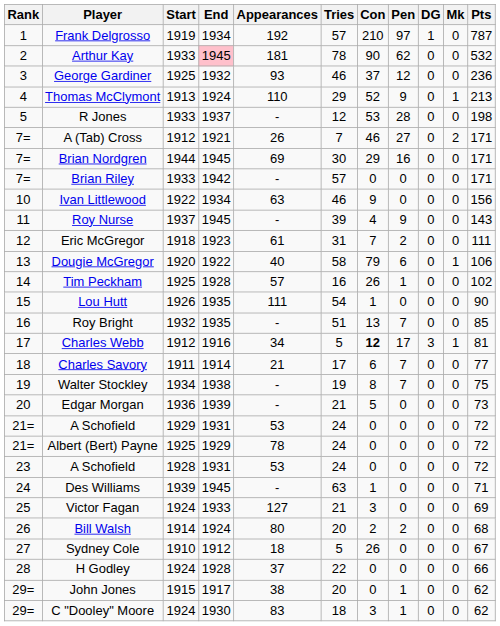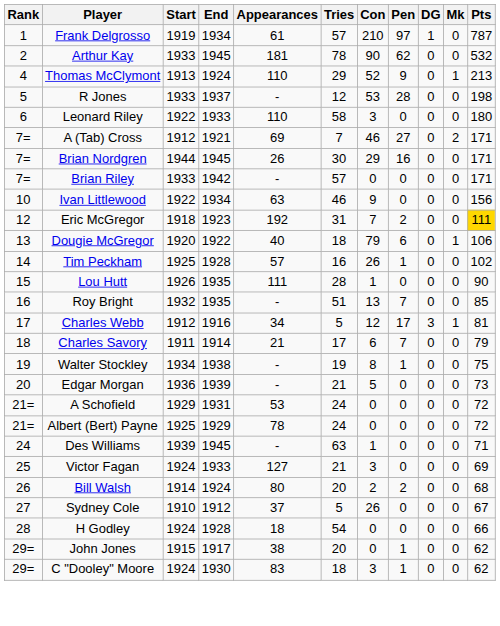(277, 35) 192 -> (277, 35) 61
(216, 55) pink background -> (216, 55) no background
- row: (23, 76)
+ row: (23, 117)
(277, 138) 26 -> (277, 138) 69
(277, 158) 69 -> (277, 158) 26
- row: (23, 220)
(277, 240) 61 -> (277, 220) 192
(481, 240) no background -> (481, 220) gold background
(339, 261) 58 -> (339, 240) 18
(339, 302) 54 -> (339, 281) 28
(373, 343) bold -> (373, 323) normal
(481, 364) 77 -> (481, 343) 79
(403, 384) 7 -> (403, 364) 1
- row: (23, 466)
(277, 549) 18 -> (277, 508) 37
(277, 569) 37 -> (277, 528) 18
(339, 569) 22 -> (339, 528) 54
